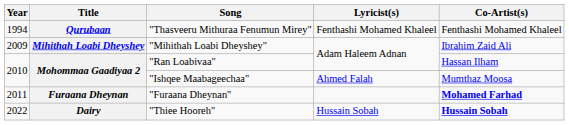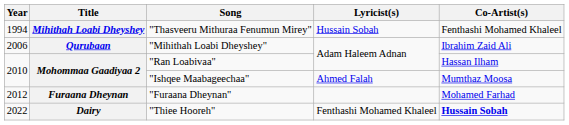(88, 29) Qurubaan -> (88, 29) Mihithah Loabi Dheyshey
(377, 29) Fenthashi Mohamed Khaleel -> (347, 29) Hussain Sobah
(17, 45) 2009 -> (17, 45) 2006
(88, 45) Mihithah Loabi Dheyshey -> (88, 45) Qurubaan
(17, 95) 2011 -> (17, 95) 2012
(482, 95) bold -> (478, 95) normal
(347, 111) Hussain Sobah -> (377, 111) Fenthashi Mohamed Khaleel
